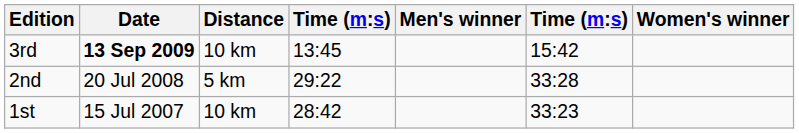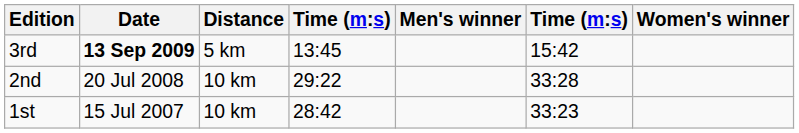(230, 50) 10 km -> (224, 50) 5 km
(224, 81) 5 km -> (230, 81) 10 km
